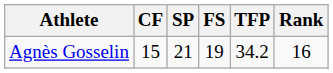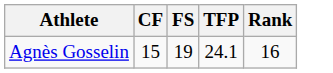- column: (183, 20)
(252, 51) 34.2 -> (221, 51) 24.1
